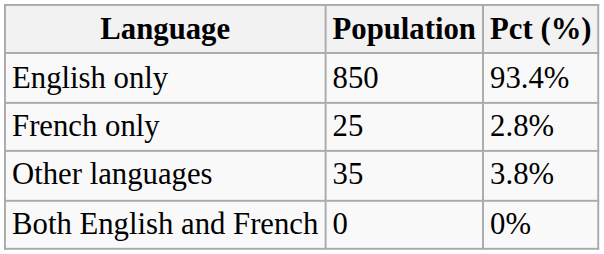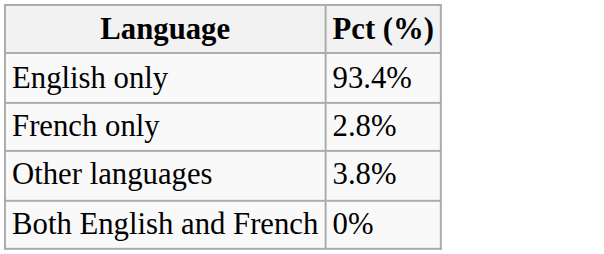- column: (404, 28)
